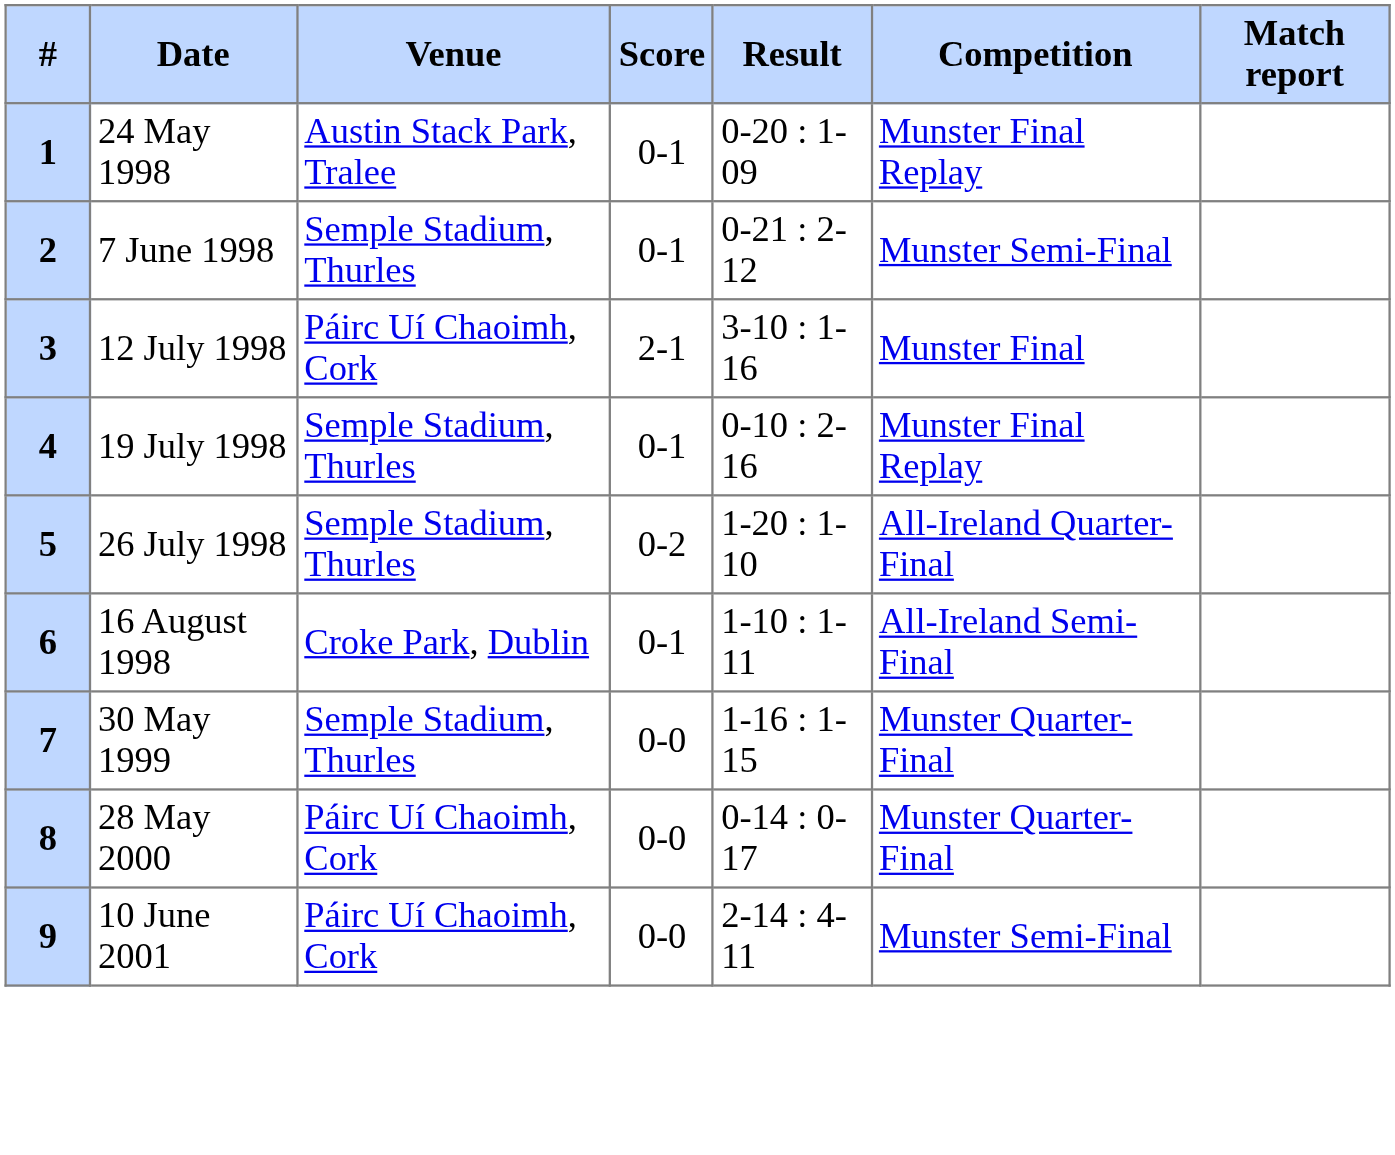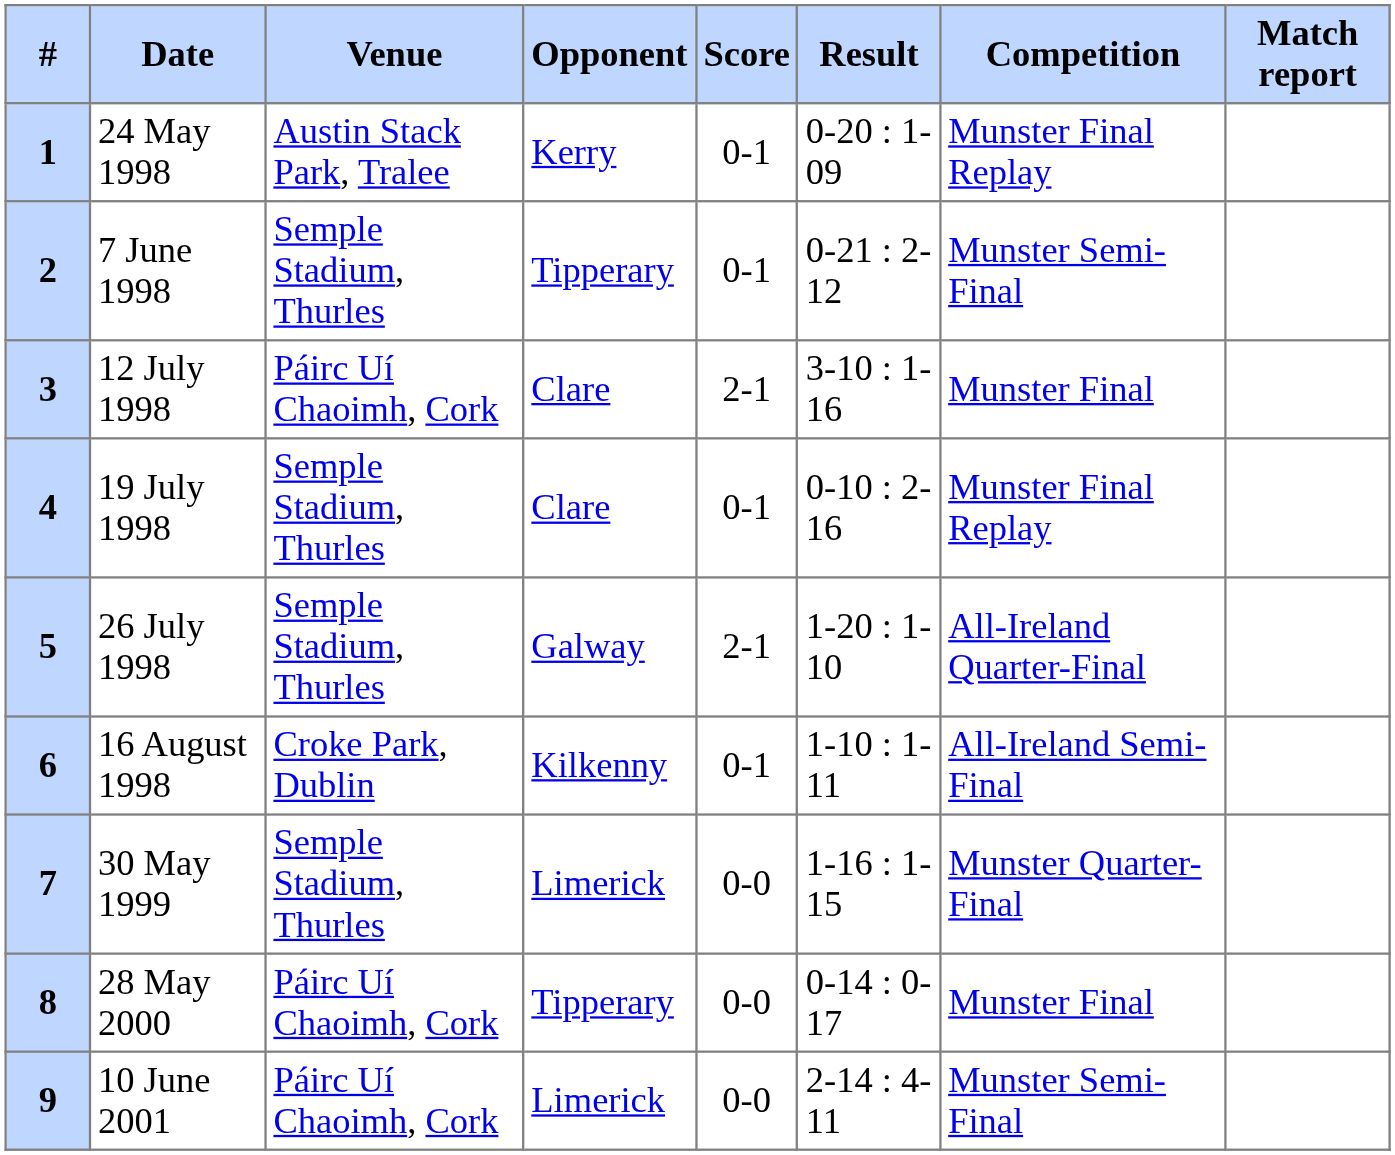+ column: (609, 53)
(662, 543) 0-2 -> (747, 646) 2-1
(1006, 837) Munster Quarter-Final -> (1051, 1002) Munster Final
